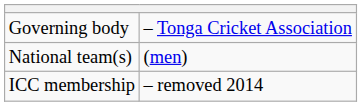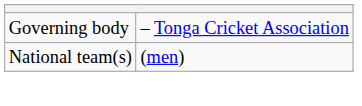- row: (72, 85)
